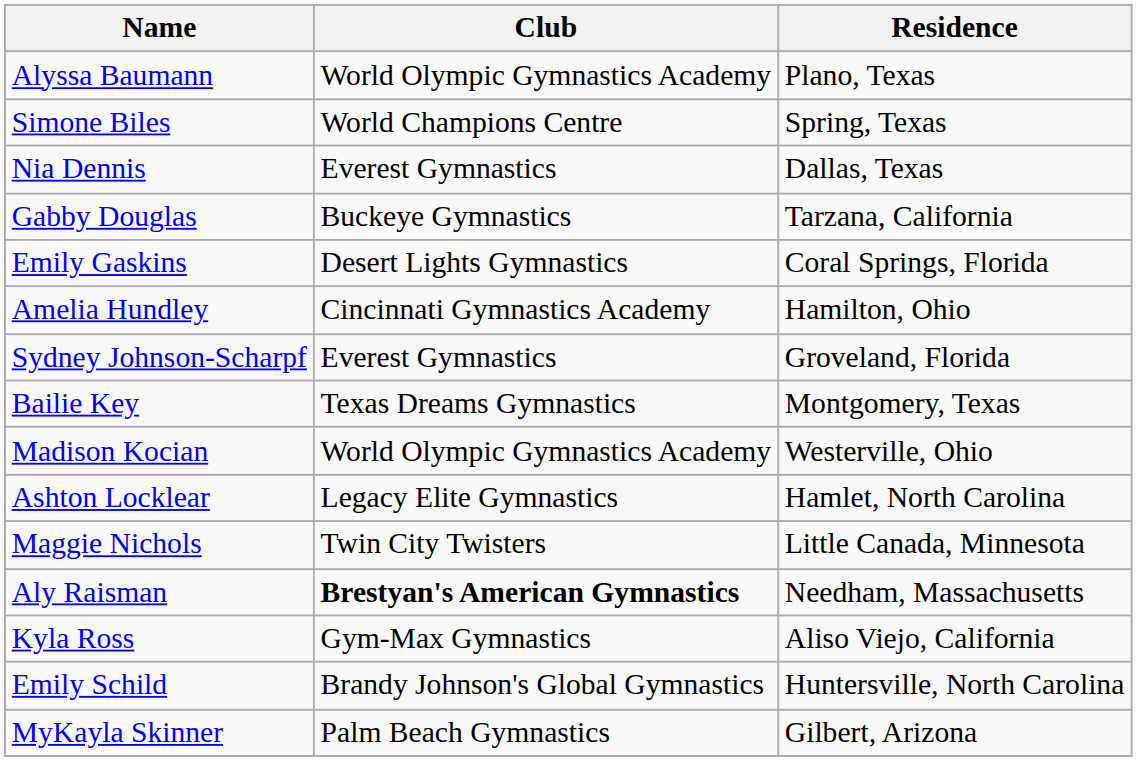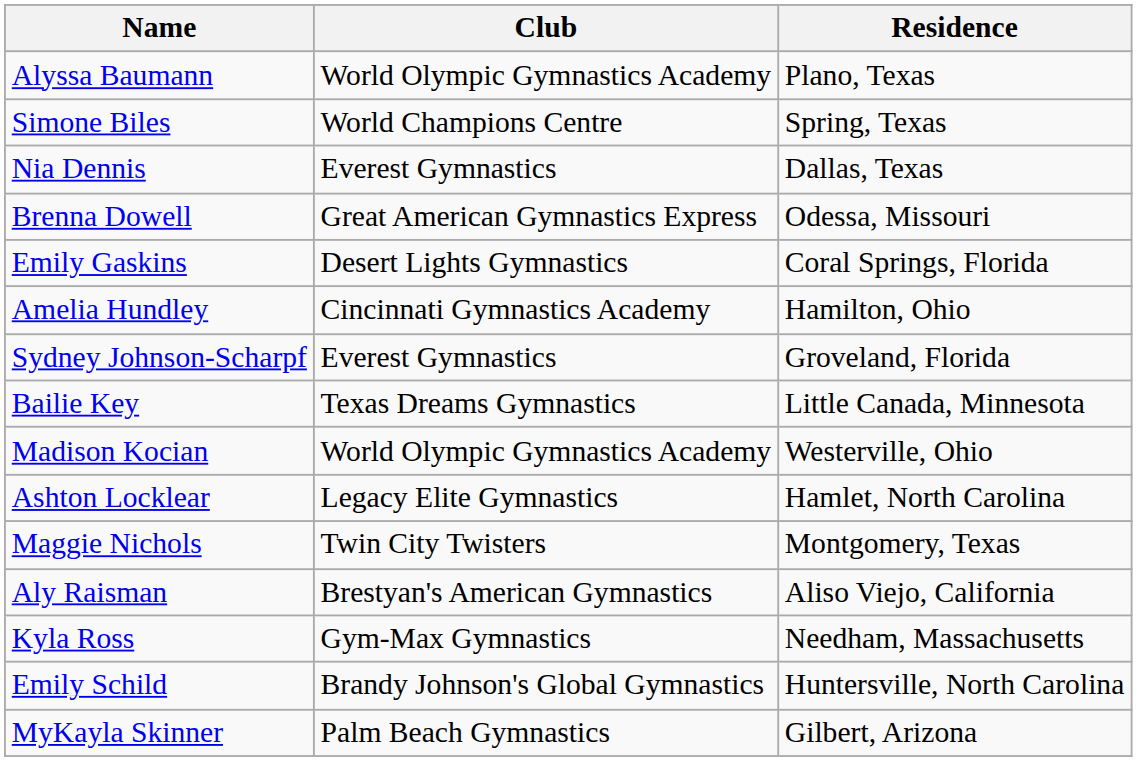- row: (104, 215)
+ row: (102, 215)
(903, 403) Montgomery, Texas -> (935, 403) Little Canada, Minnesota
(935, 544) Little Canada, Minnesota -> (903, 544) Montgomery, Texas
(530, 591) bold -> (516, 591) normal
(934, 591) Needham, Massachusetts -> (920, 591) Aliso Viejo, California
(920, 638) Aliso Viejo, California -> (934, 638) Needham, Massachusetts
